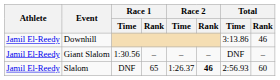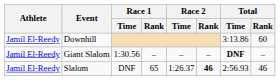(263, 40) 46 -> (263, 40) 60
(236, 54) normal -> (236, 54) bold
(263, 69) 60 -> (263, 69) 46
